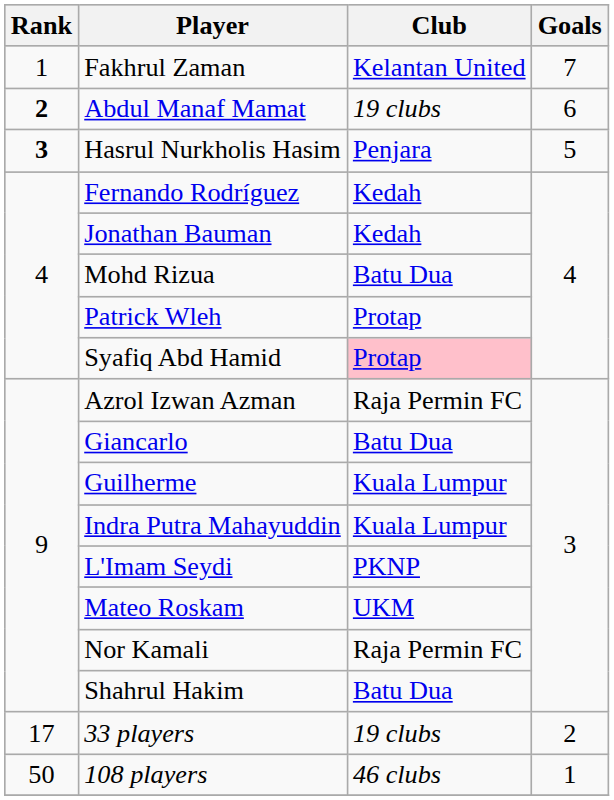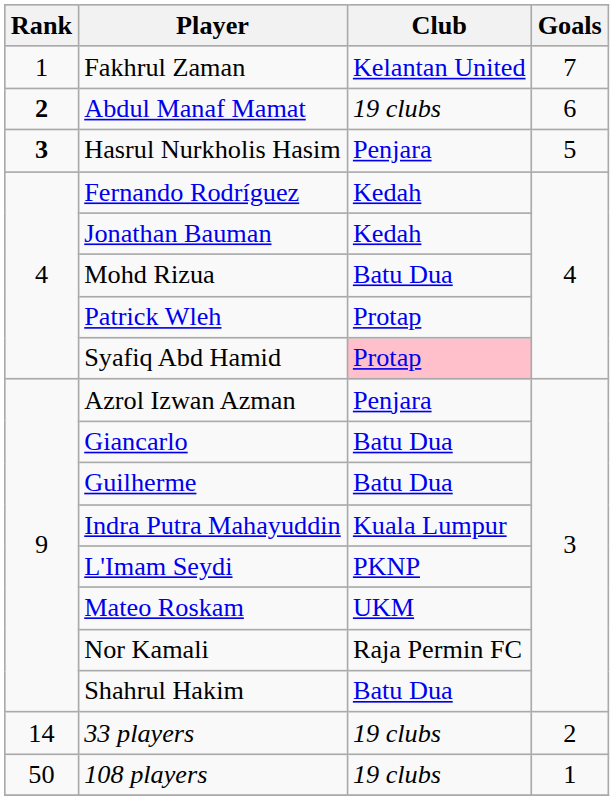(437, 399) Raja Permin FC -> (392, 399) Penjara
(430, 483) Kuala Lumpur -> (403, 483) Batu Dua
(41, 732) 17 -> (41, 732) 14
(397, 774) 46 clubs -> (397, 774) 19 clubs
